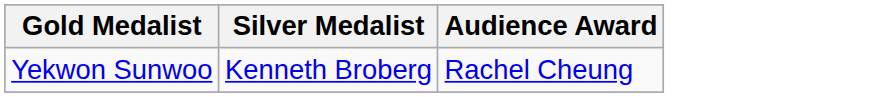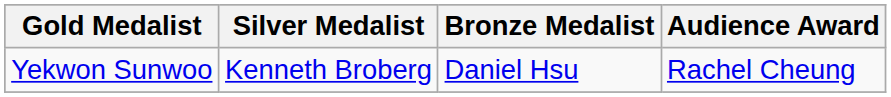+ column: (549, 26)
